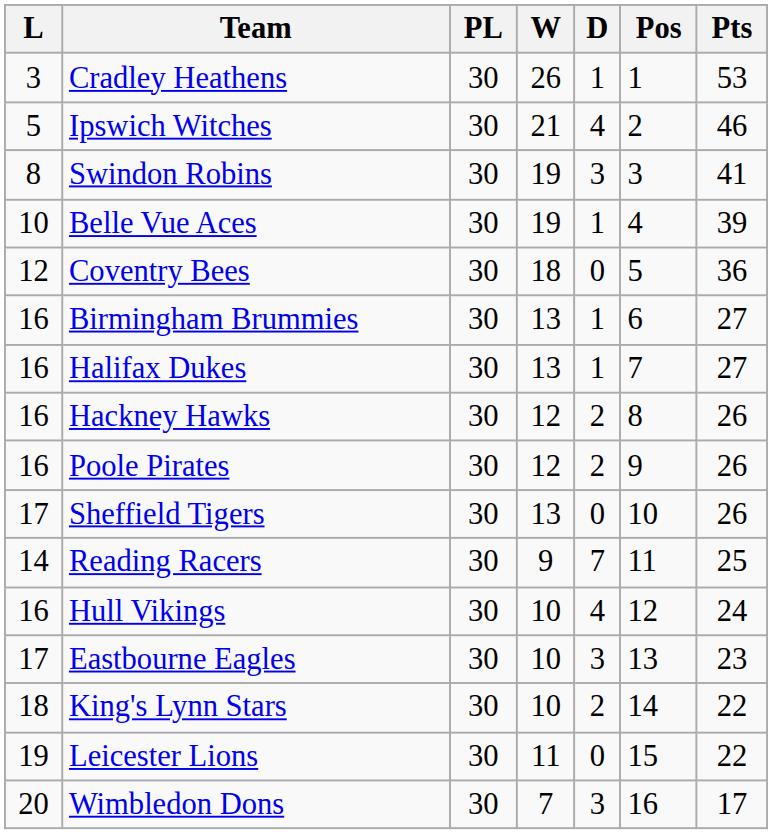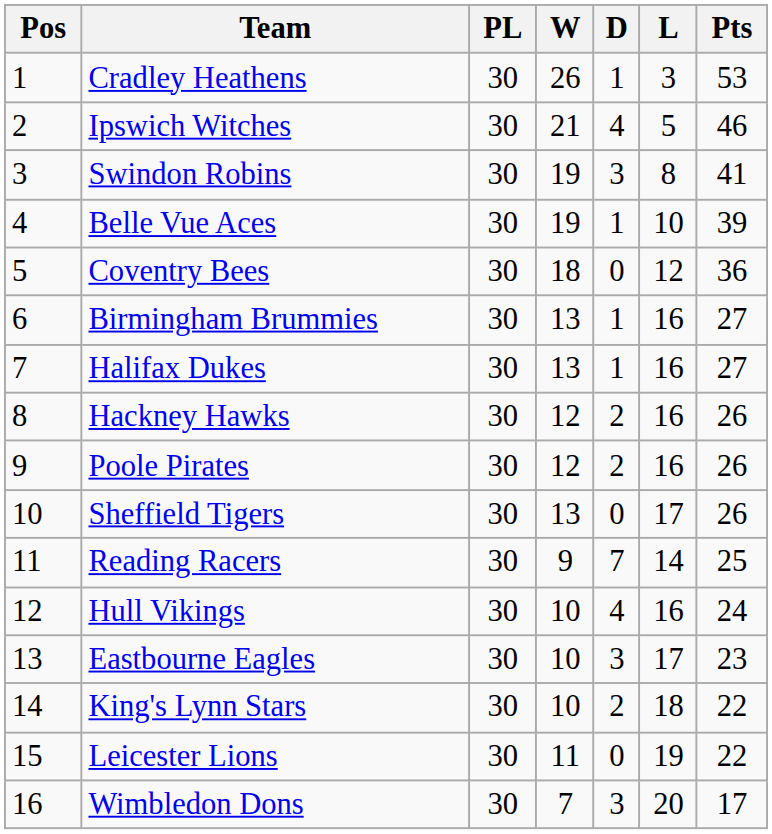columns swapped: (659, 28) <-> (33, 28)
